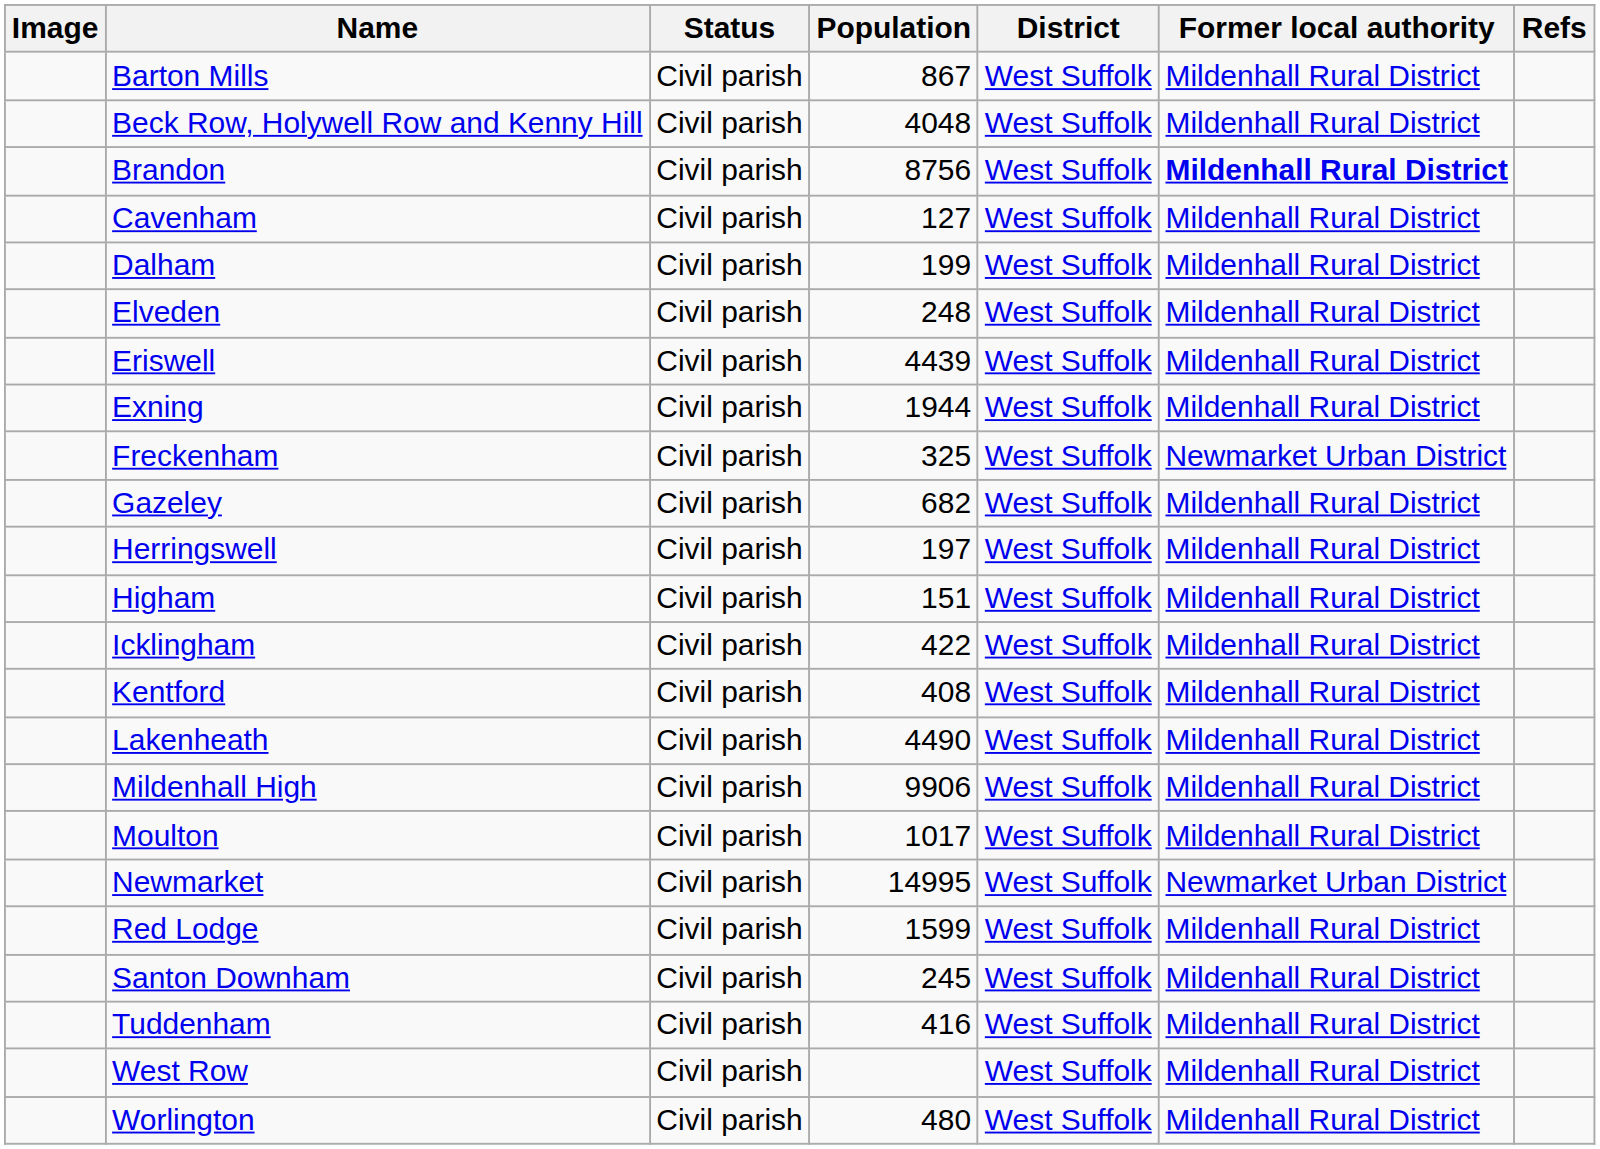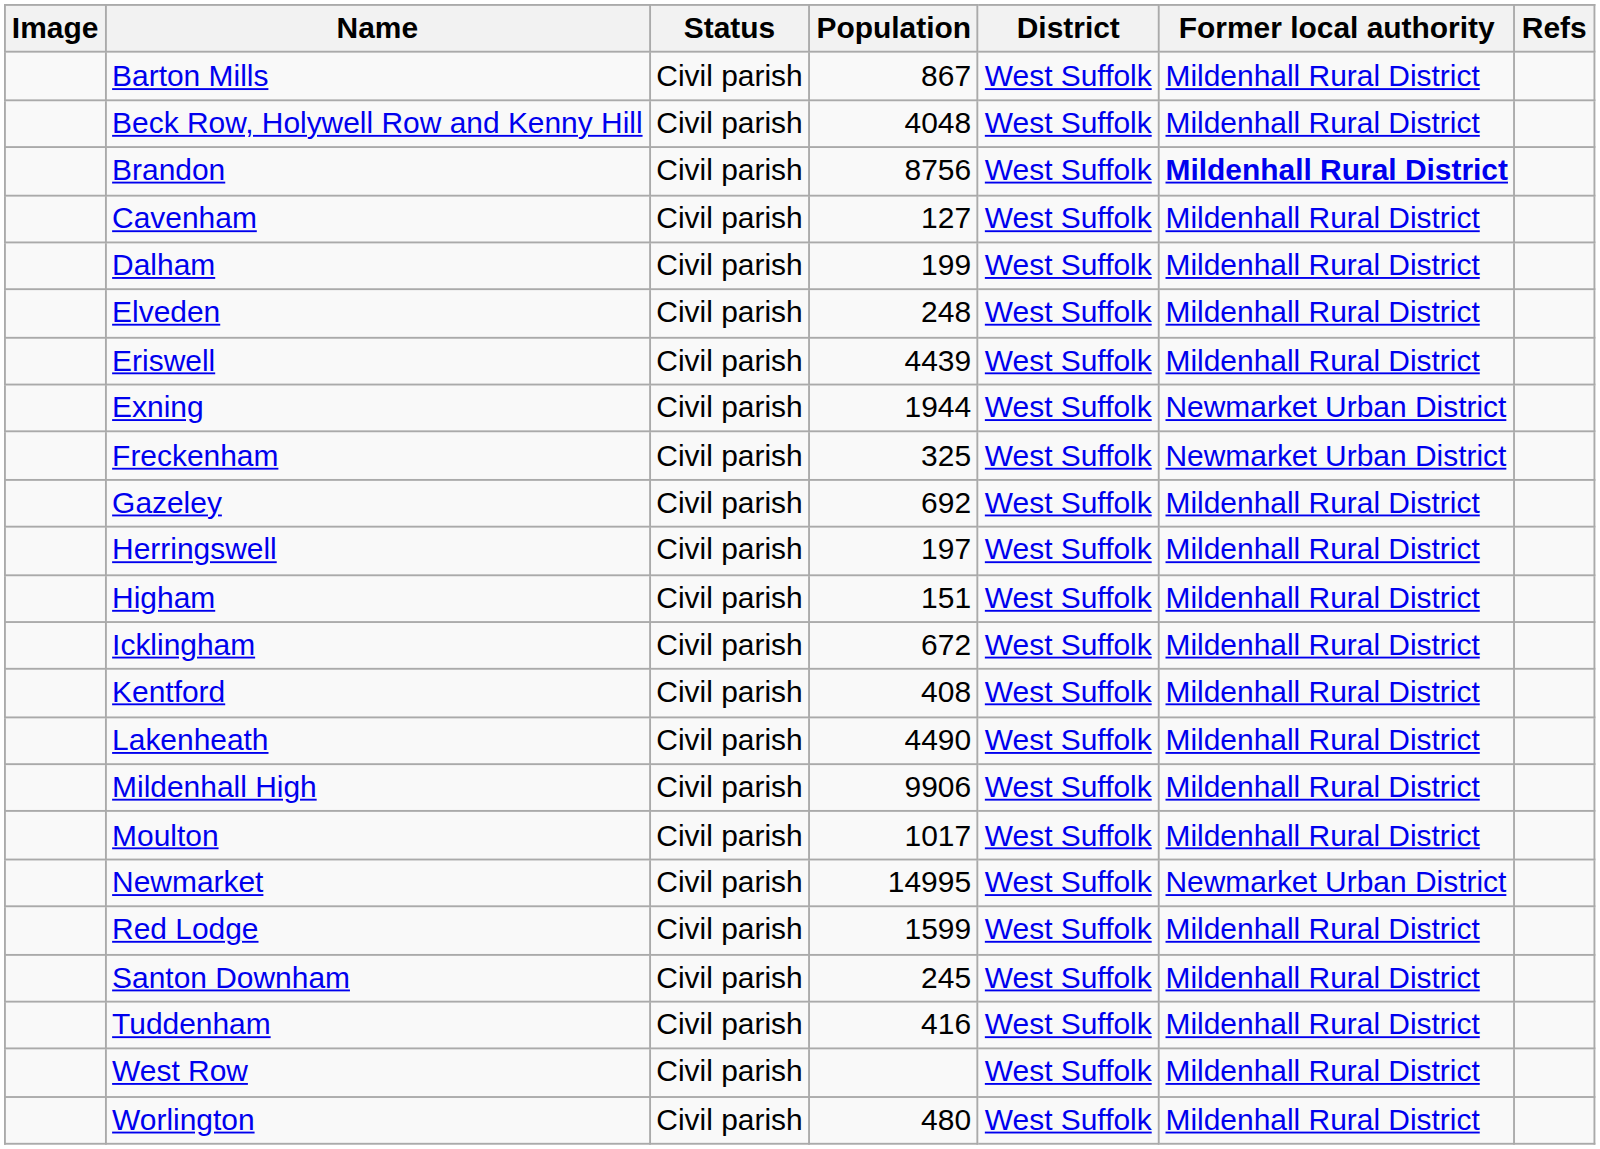(1323, 407) Mildenhall Rural District -> (1336, 407) Newmarket Urban District
(946, 502) 682 -> (946, 502) 692
(946, 645) 422 -> (946, 645) 672
